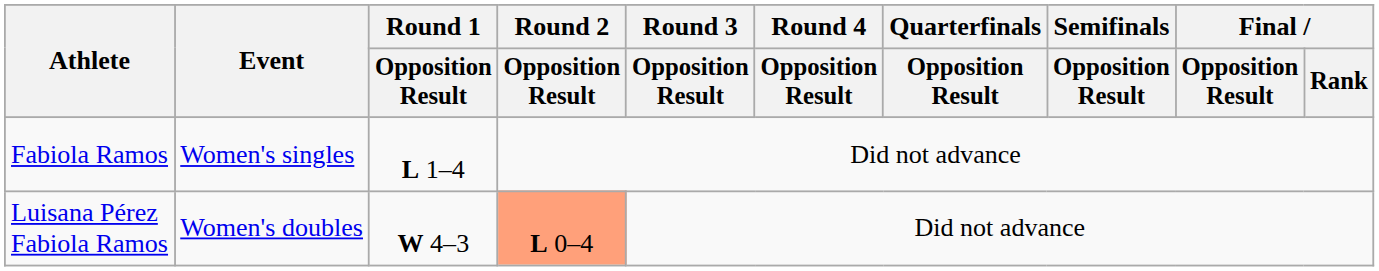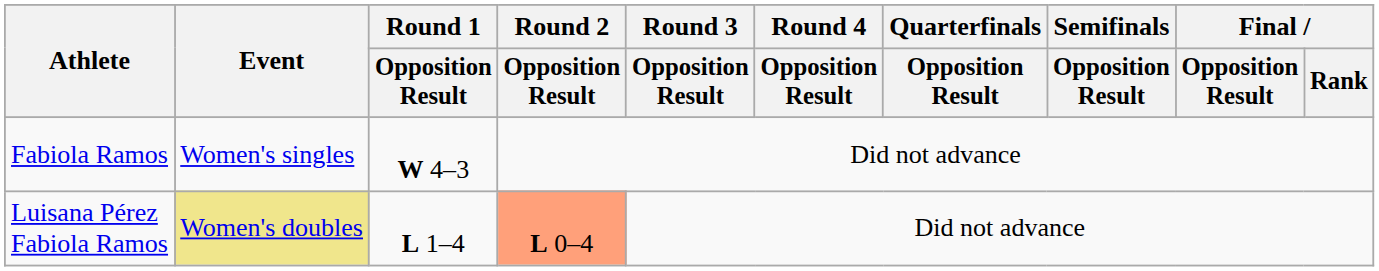(433, 169) L 1–4 -> (433, 169) W 4–3
(272, 228) no background -> (272, 228) khaki background
(433, 243) W 4–3 -> (433, 243) L 1–4
